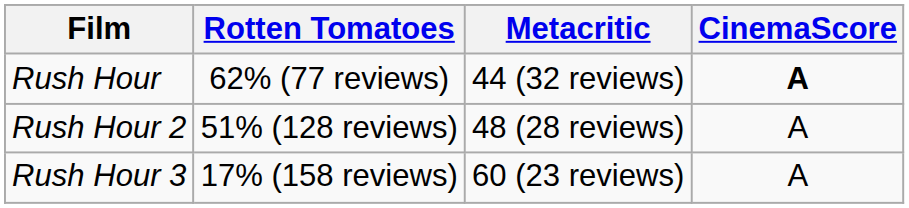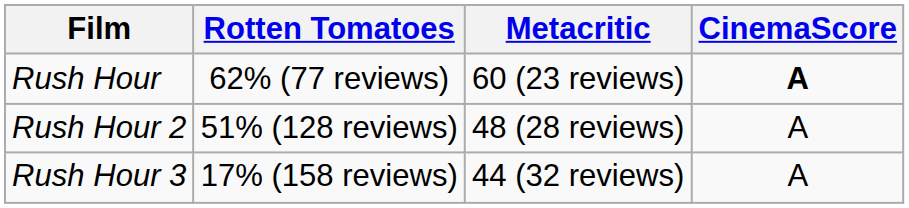(578, 78) 44 (32 reviews) -> (578, 78) 60 (23 reviews)
(578, 176) 60 (23 reviews) -> (578, 176) 44 (32 reviews)
